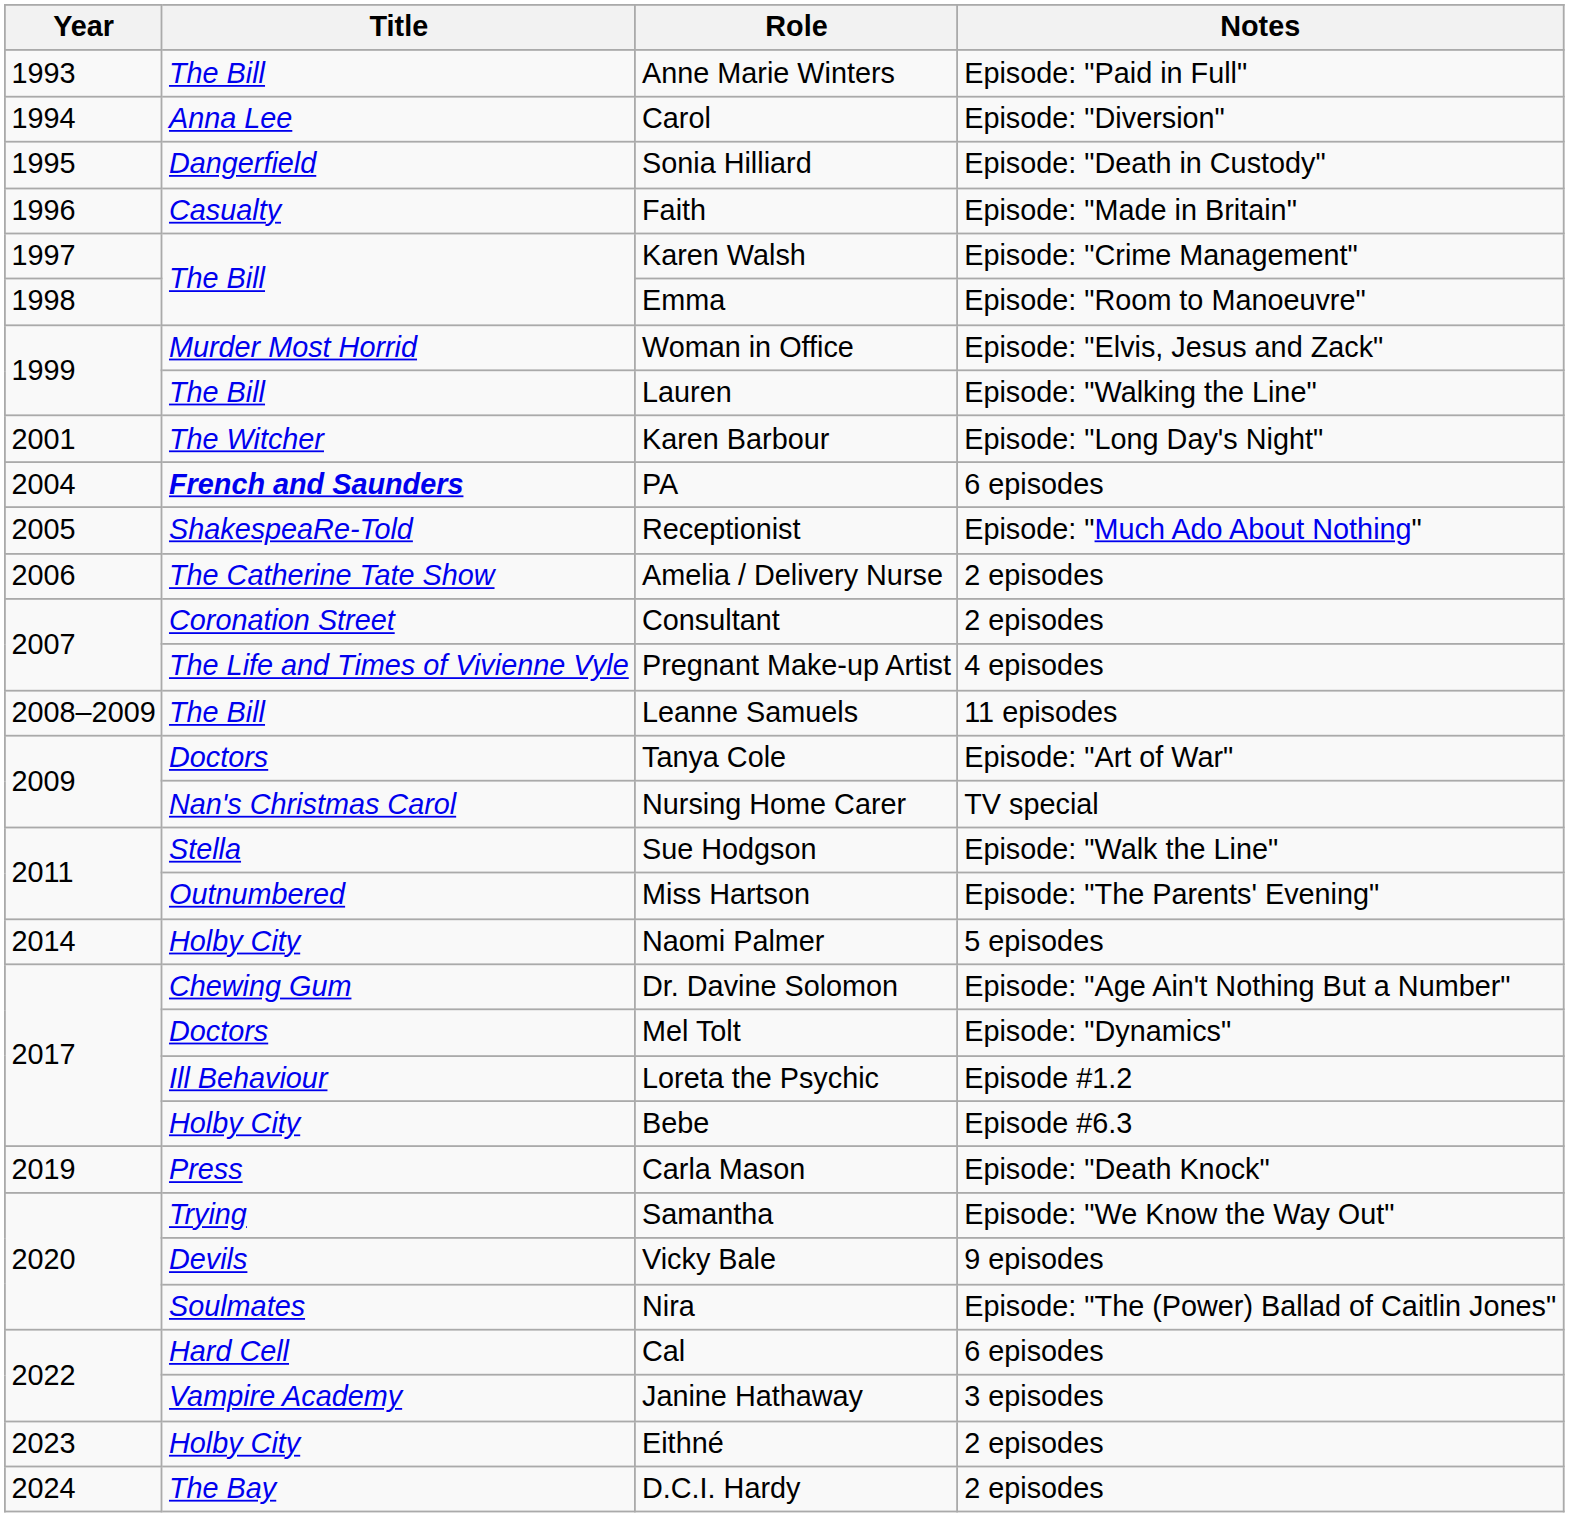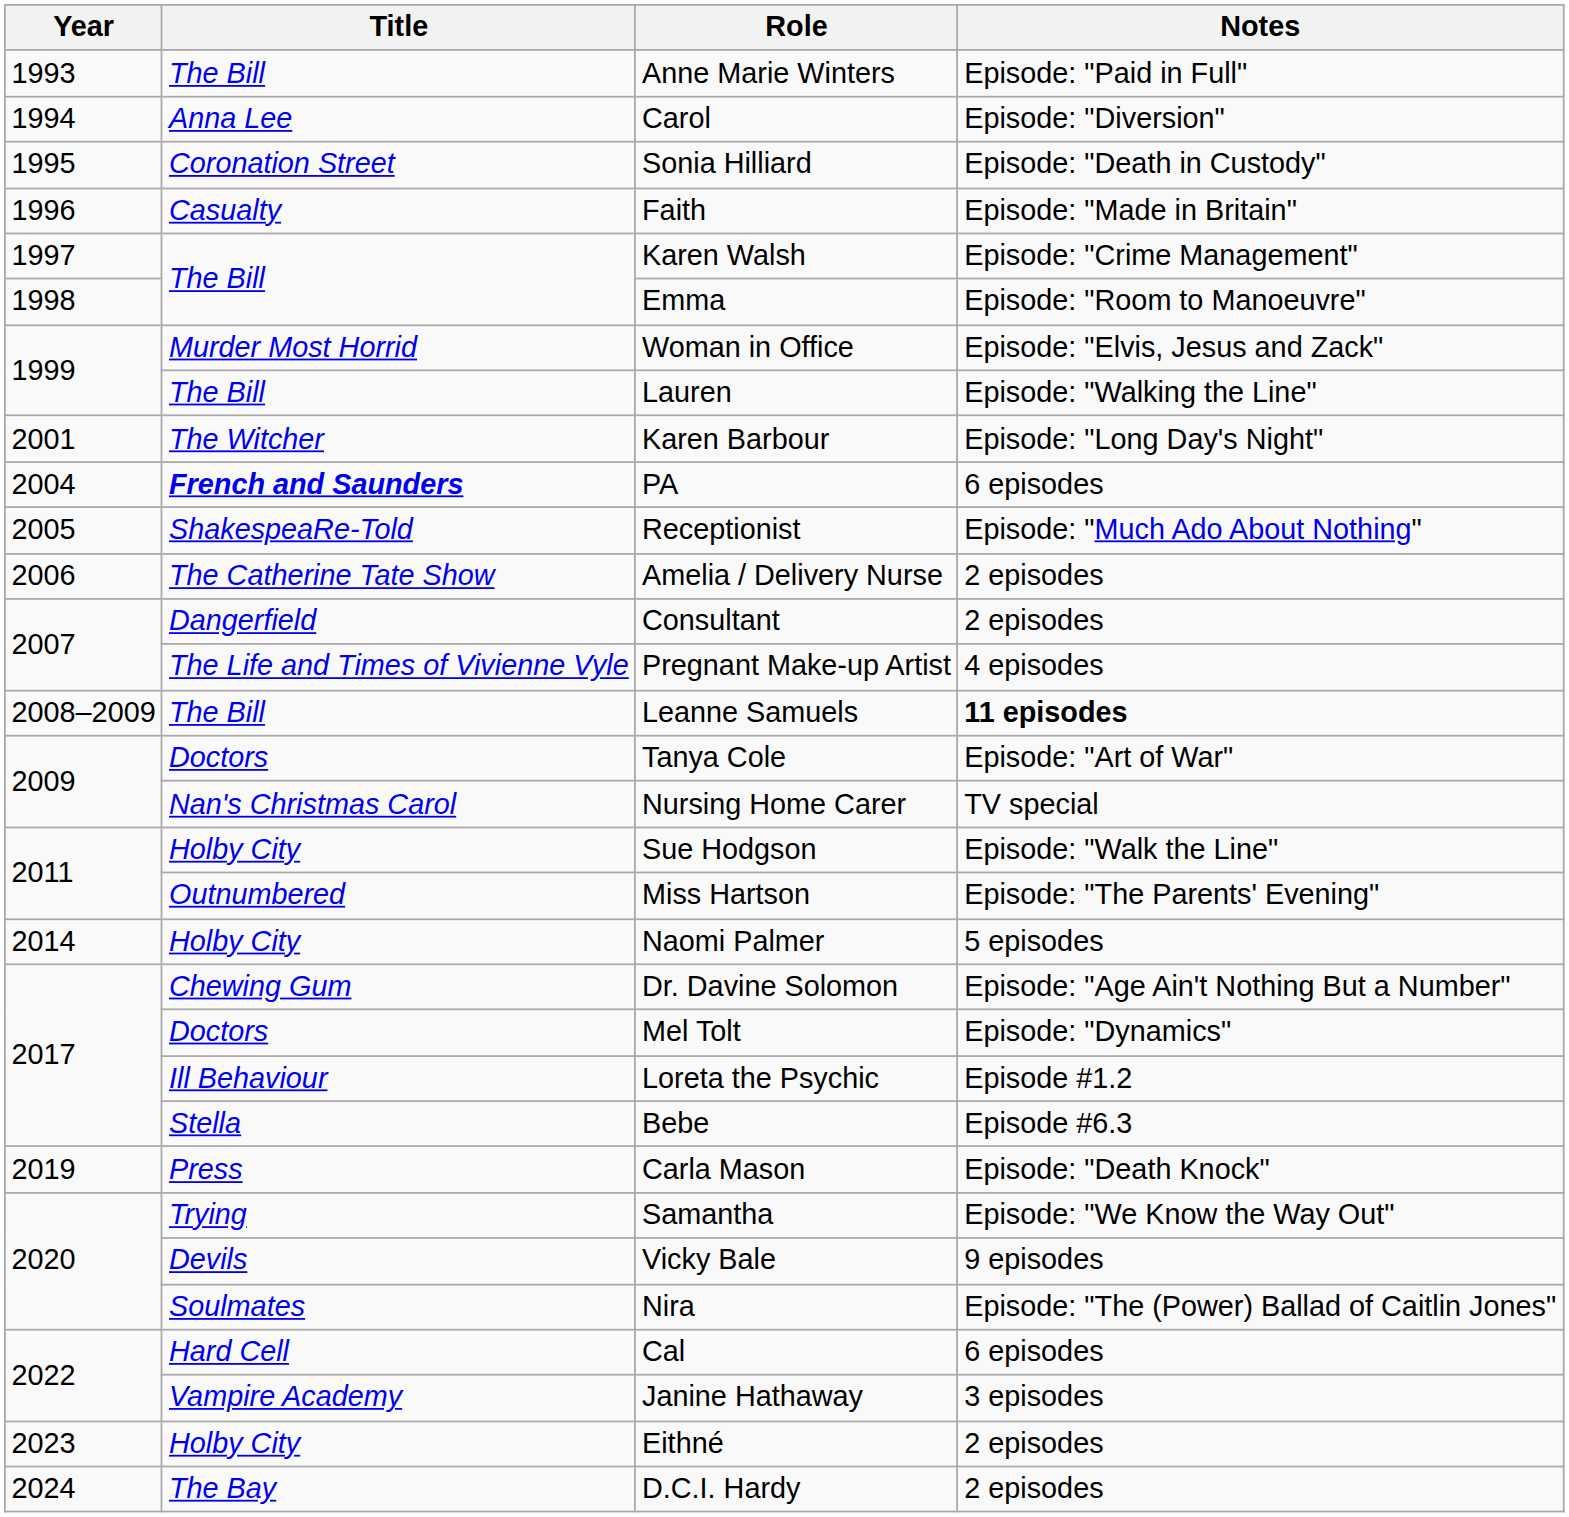(243, 164) Dangerfield -> (282, 164) Coronation Street
(282, 621) Coronation Street -> (243, 621) Dangerfield
(1041, 712) normal -> (1046, 712) bold
(205, 849) Stella -> (235, 849) Holby City
(235, 1123) Holby City -> (205, 1123) Stella
